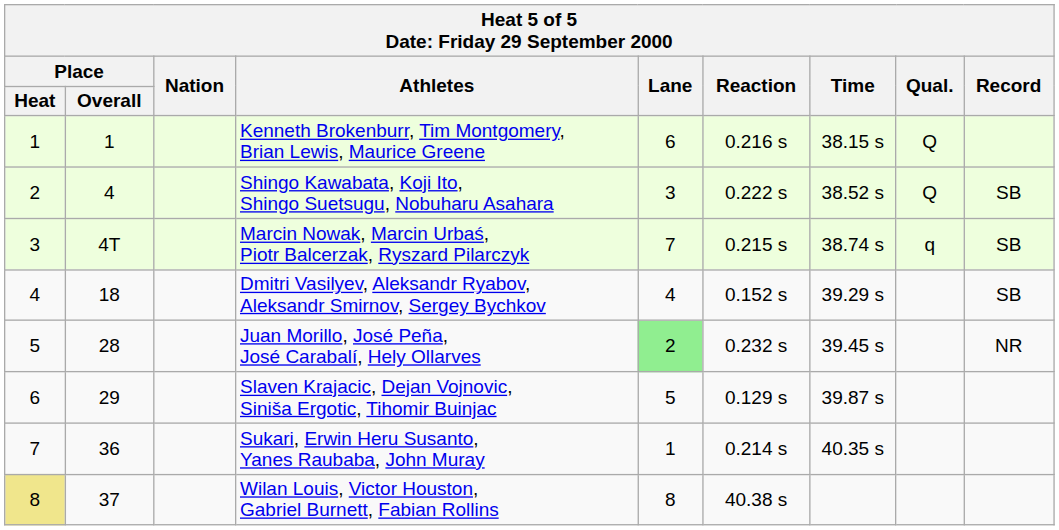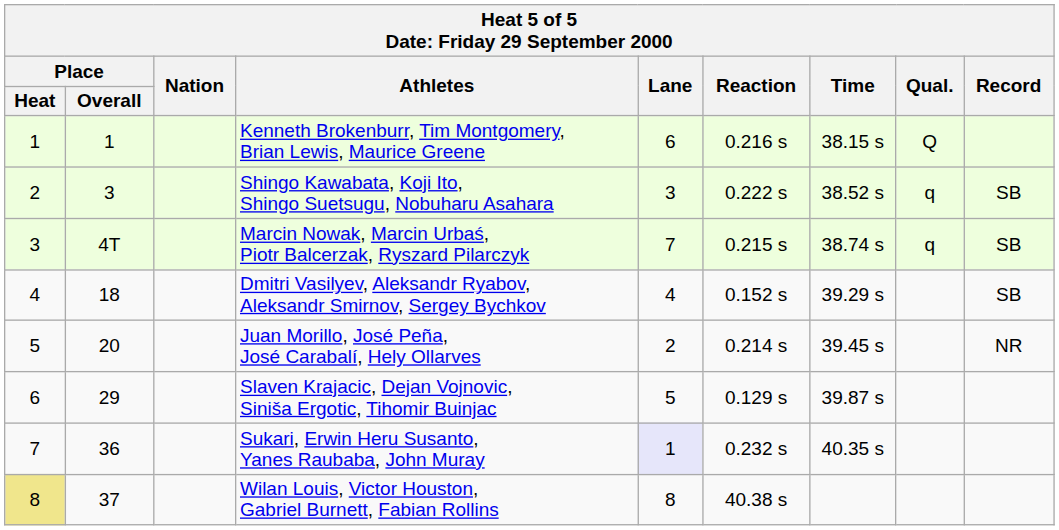(109, 193) 4 -> (109, 193) 3
(930, 193) Q -> (930, 193) q
(109, 346) 28 -> (109, 346) 20
(670, 346) lightgreen background -> (670, 346) no background
(756, 346) 0.232 s -> (756, 346) 0.214 s
(670, 449) no background -> (670, 449) lavender background
(756, 449) 0.214 s -> (756, 449) 0.232 s
